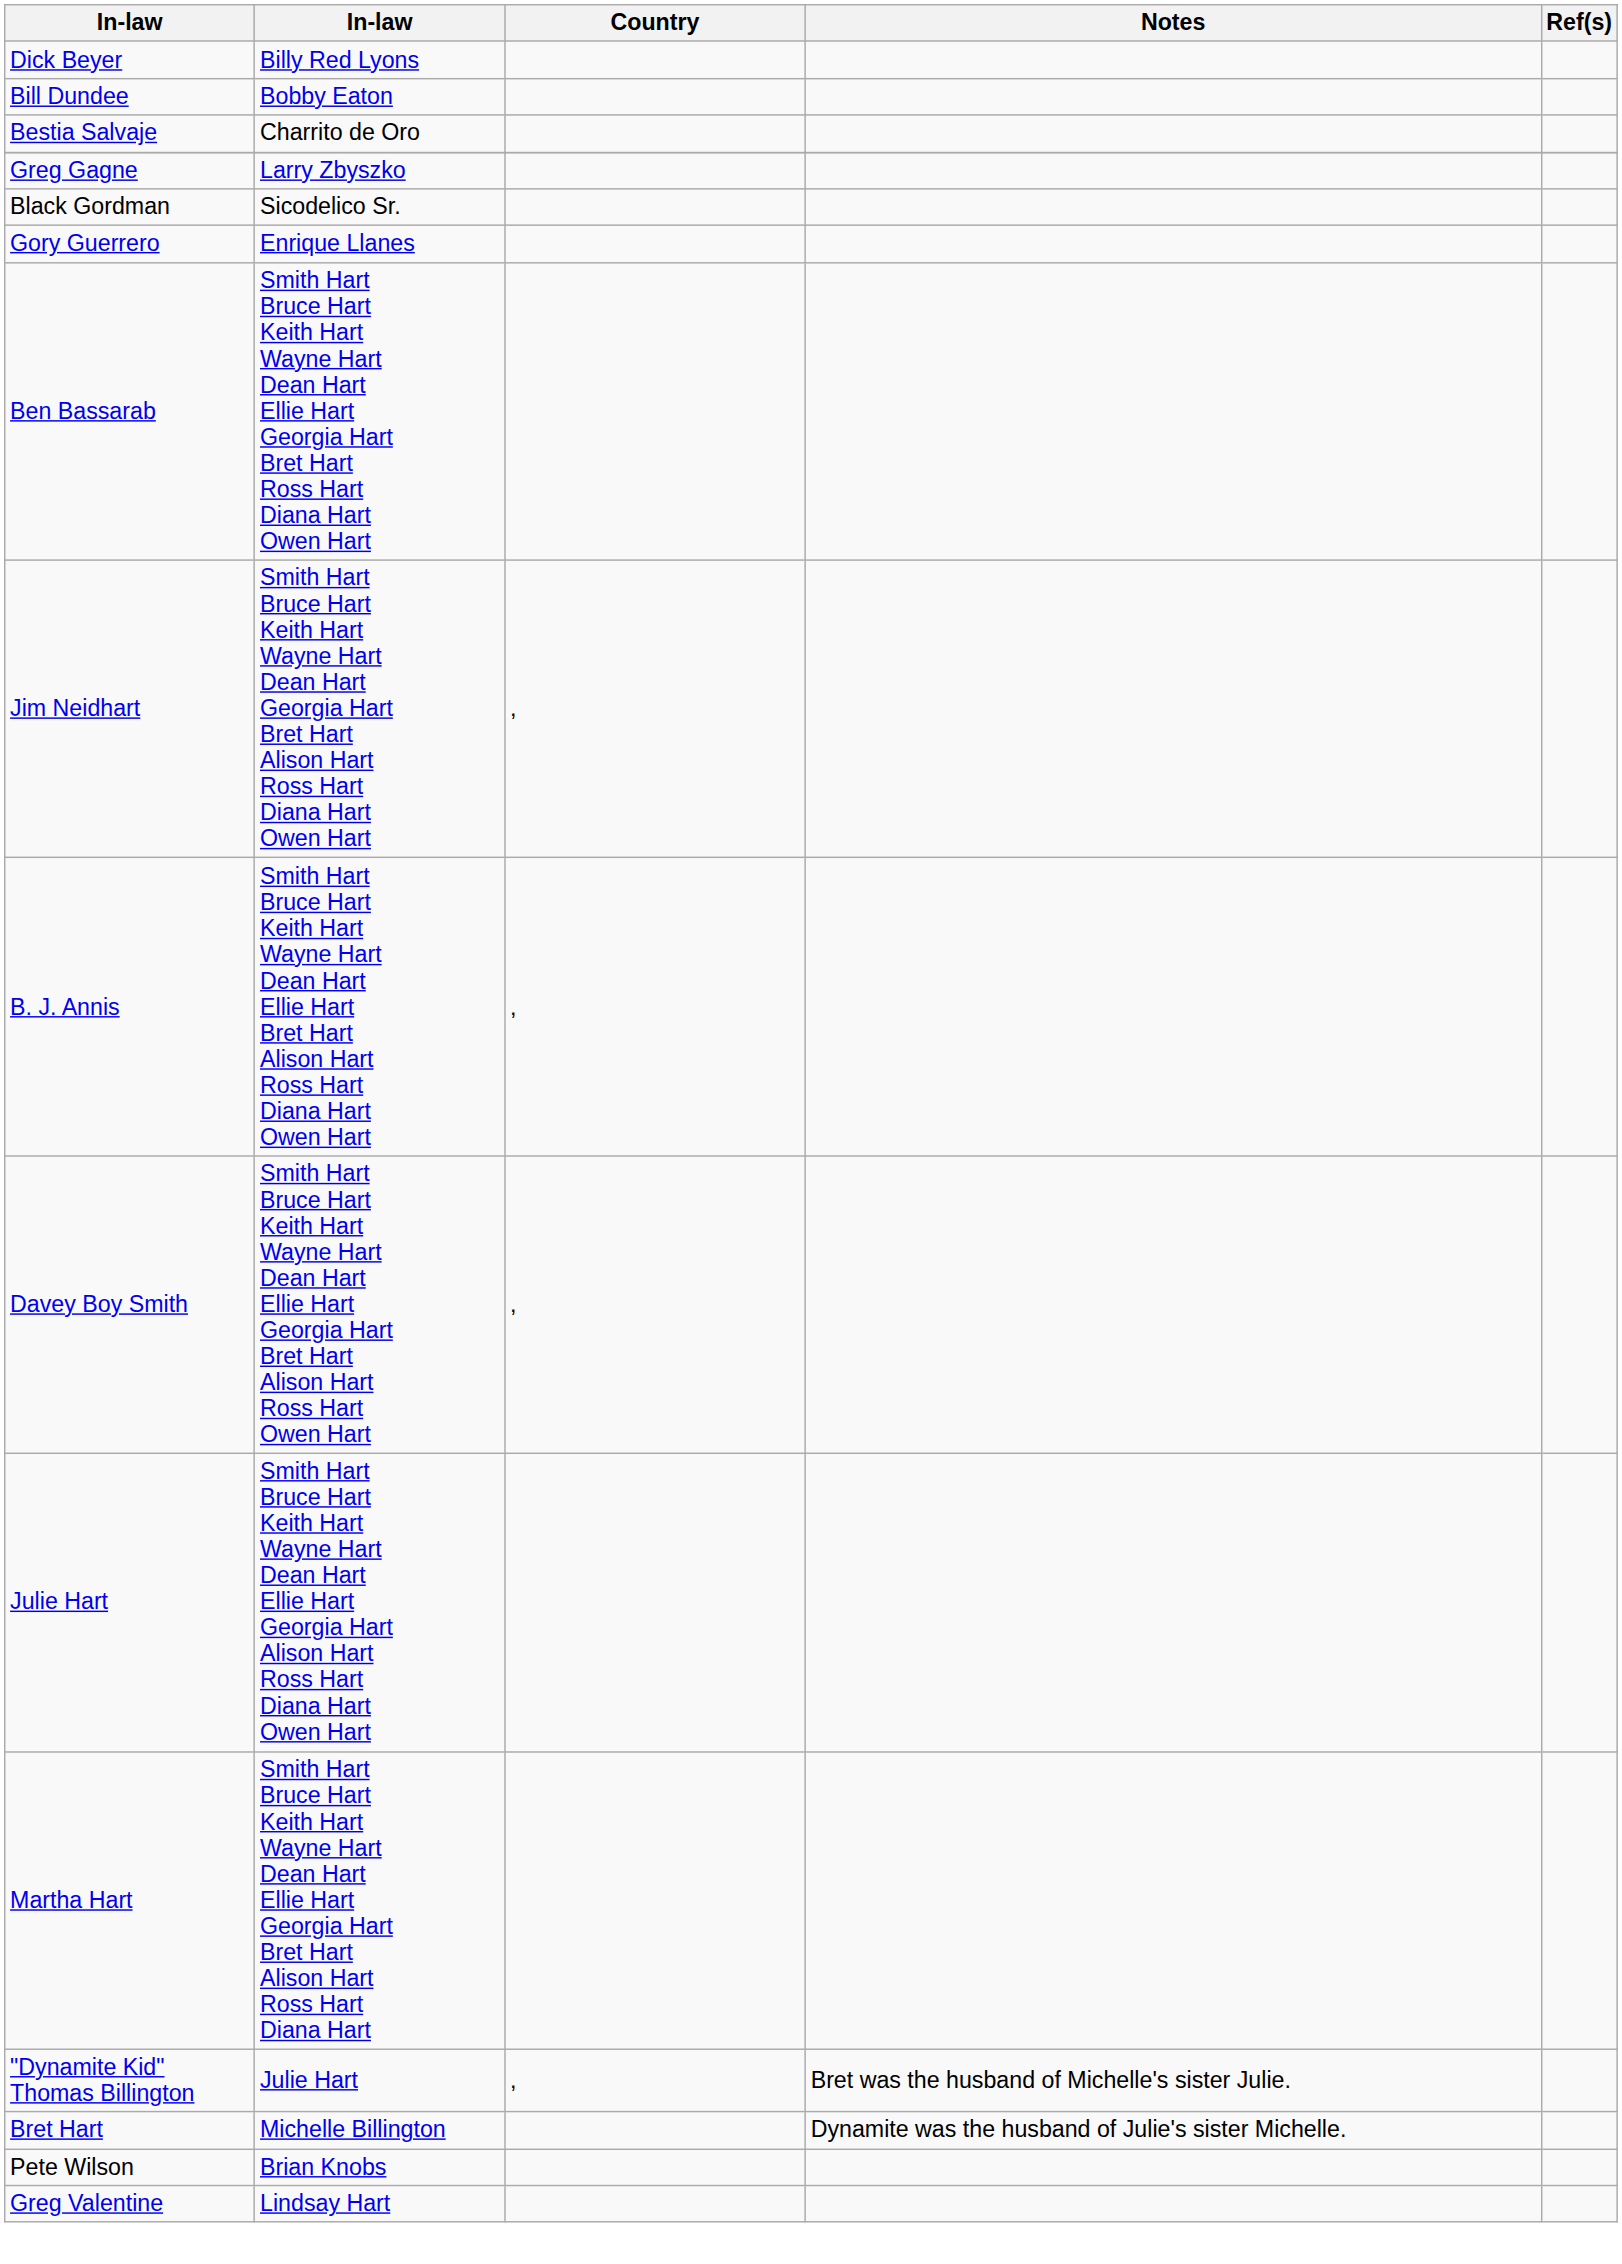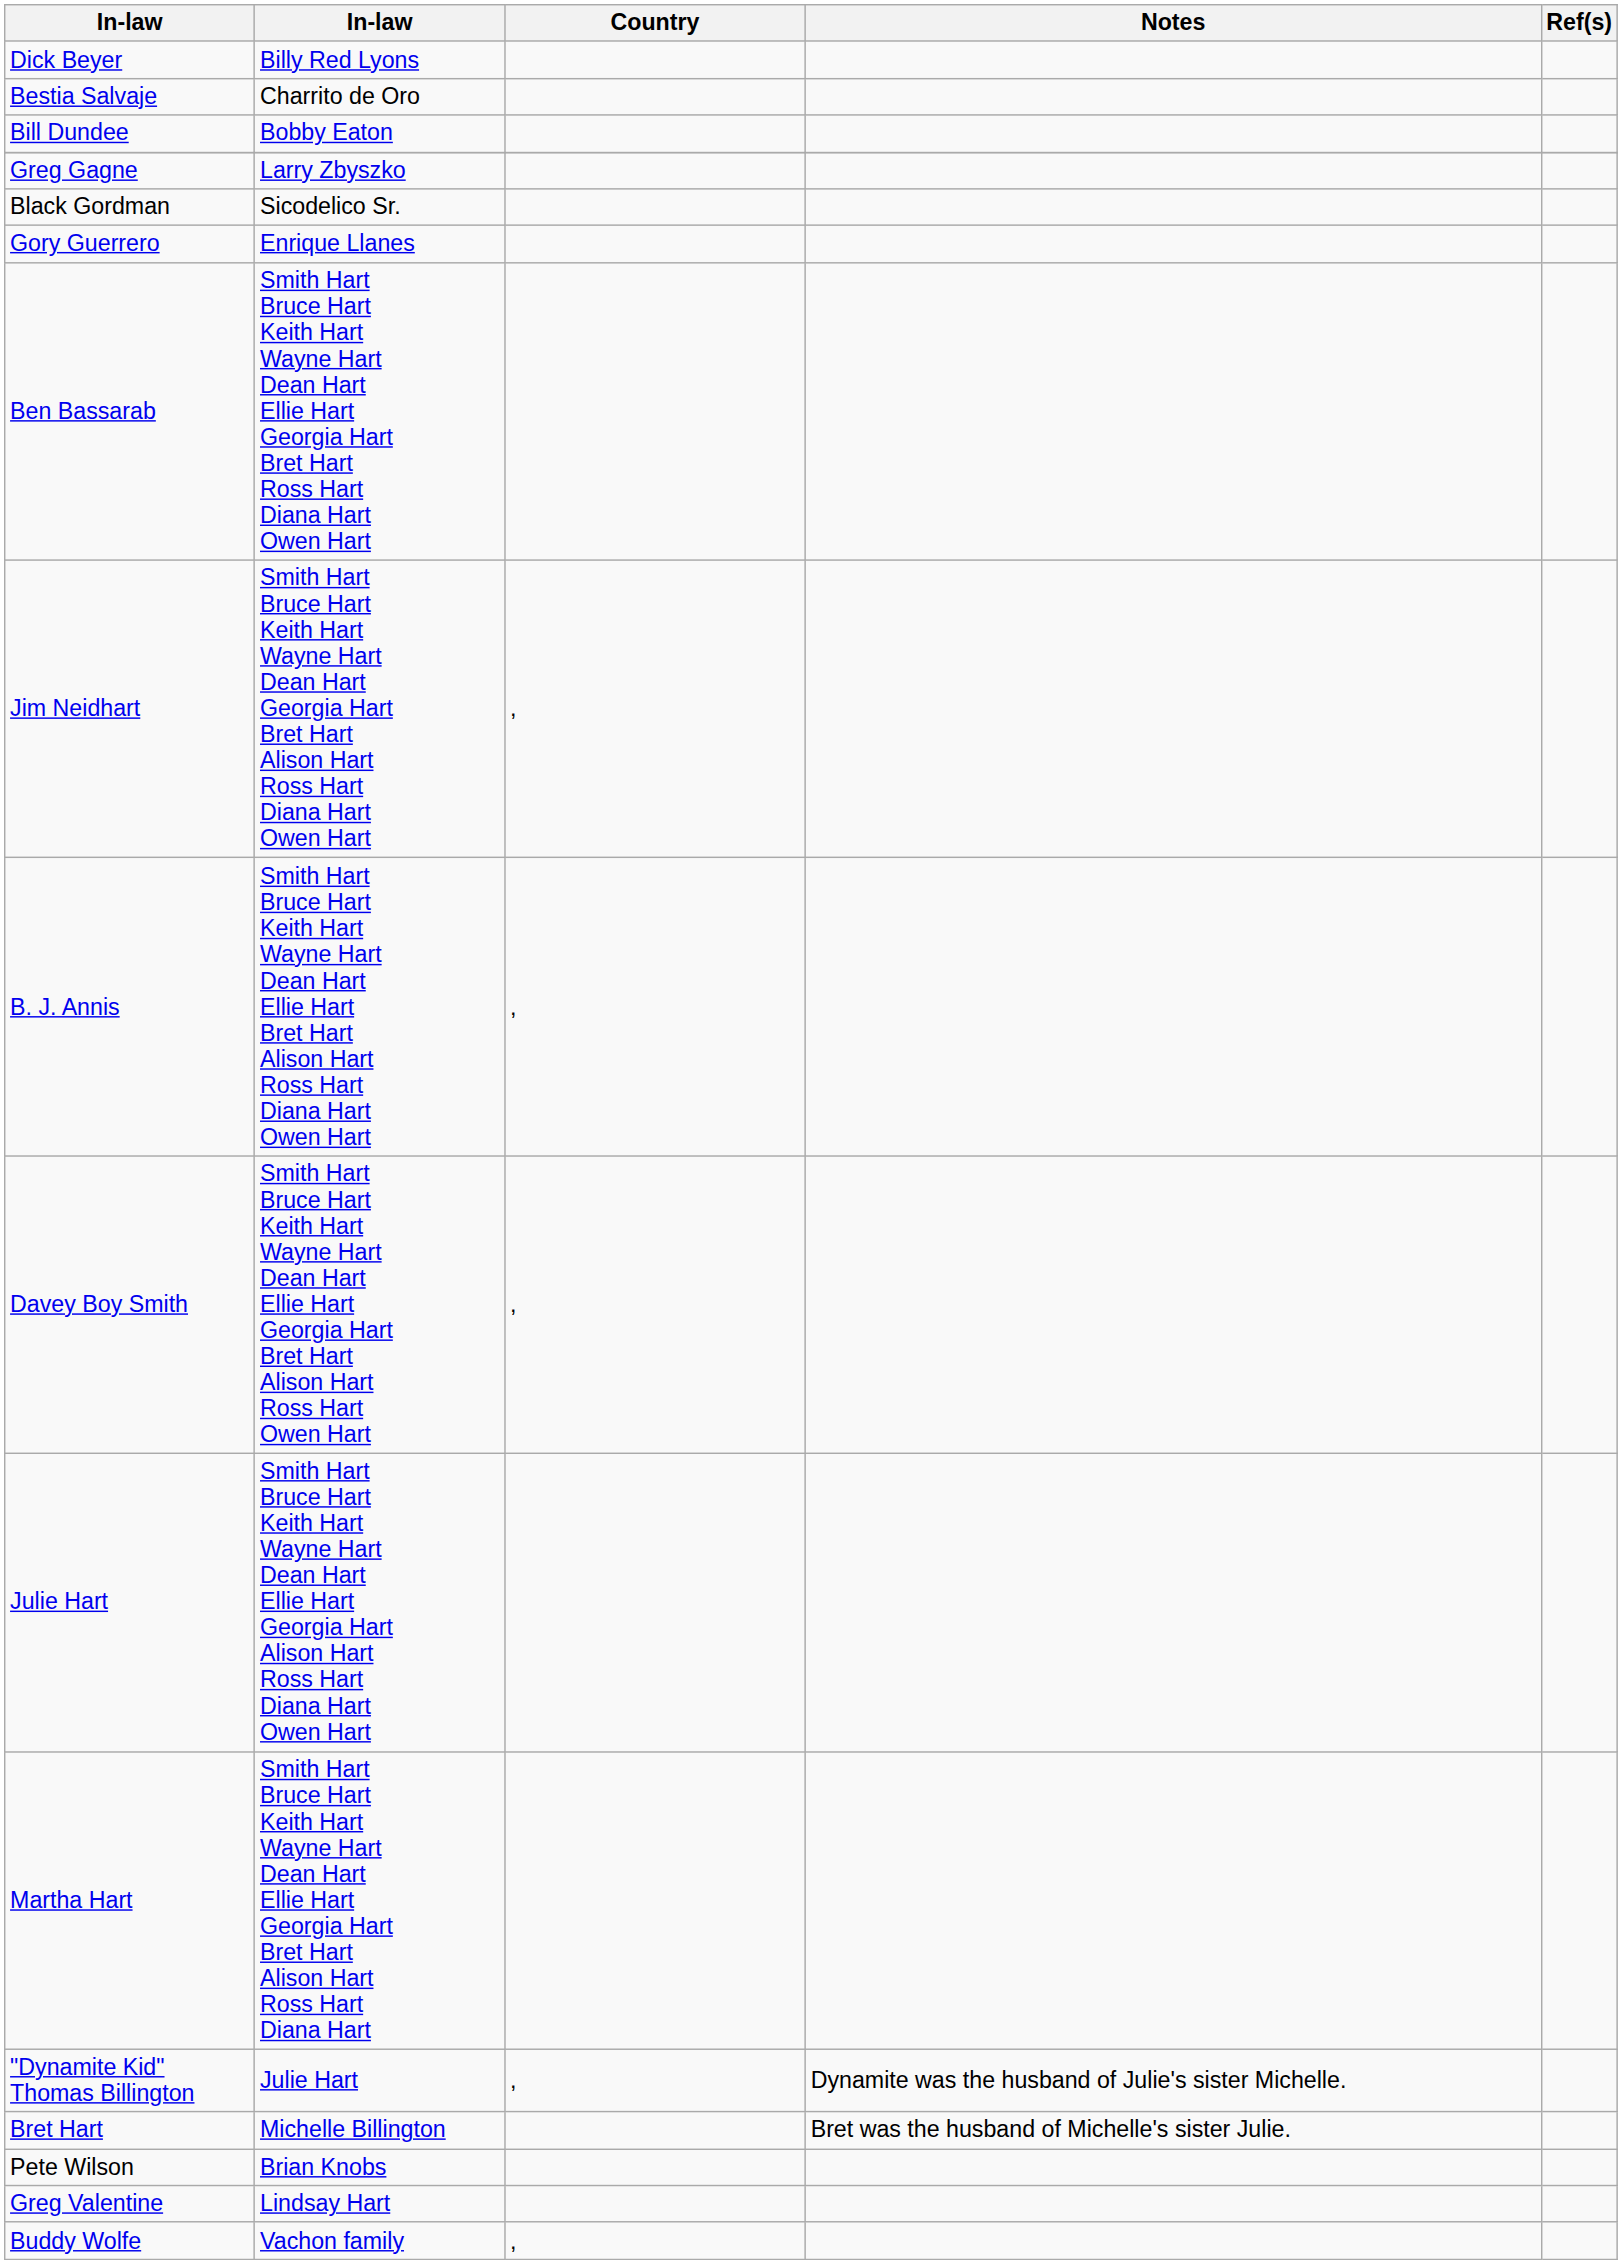rows swapped: (69, 96) <-> (84, 133)
(1051, 2080) Bret was the husband of Michelle's sister Julie. -> (1079, 2080) Dynamite was the husband of Julie's sister Michelle.
(1079, 2130) Dynamite was the husband of Julie's sister Michelle. -> (1051, 2130) Bret was the husband of Michelle's sister Julie.
+ row: (76, 2240)
